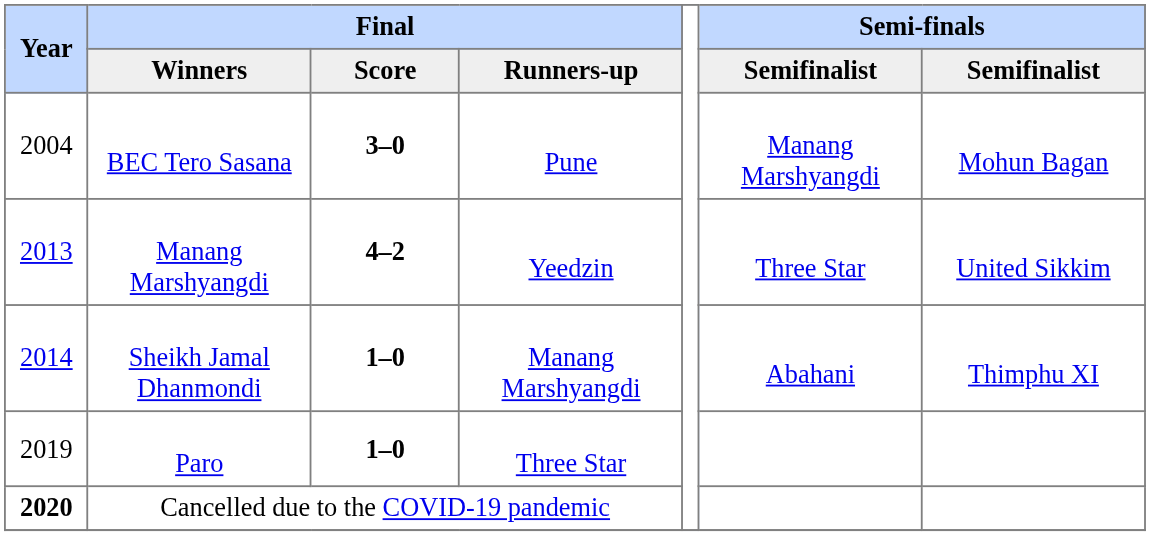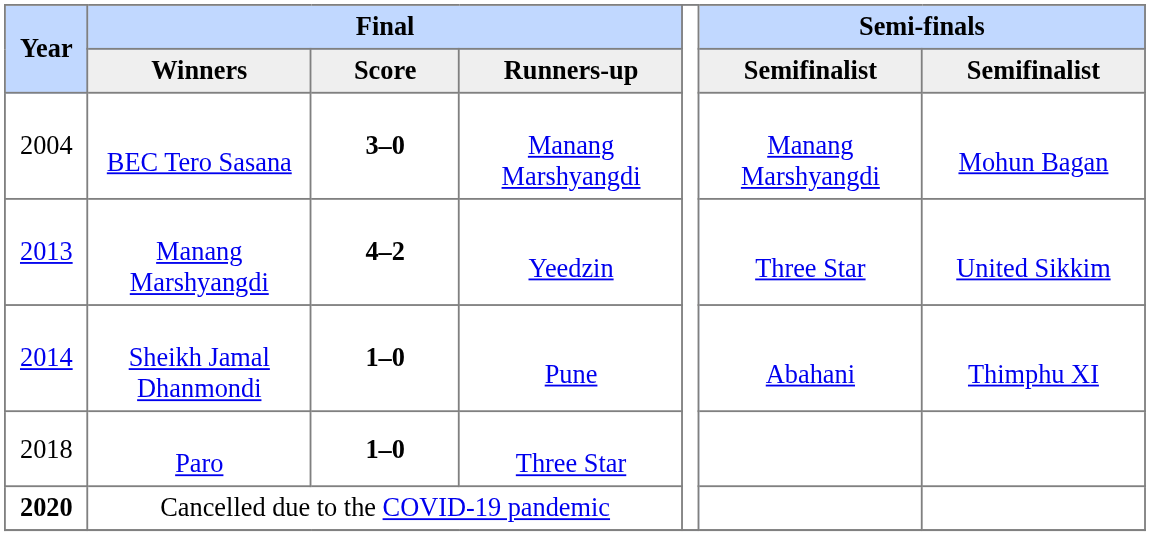(571, 160) Pune -> (571, 160) Manang Marshyangdi
(571, 373) Manang Marshyangdi -> (571, 373) Pune
(46, 448) 2019 -> (46, 448) 2018
